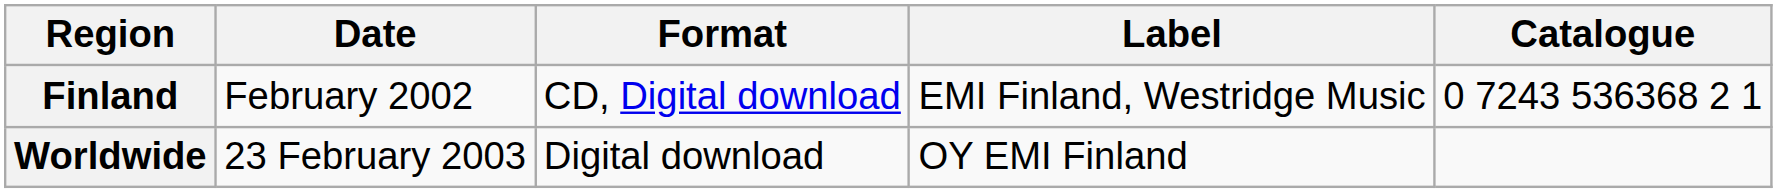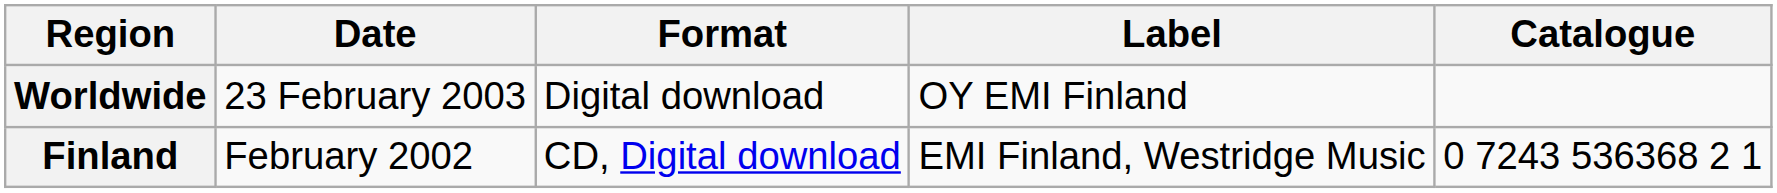rows swapped: (110, 95) <-> (110, 156)
